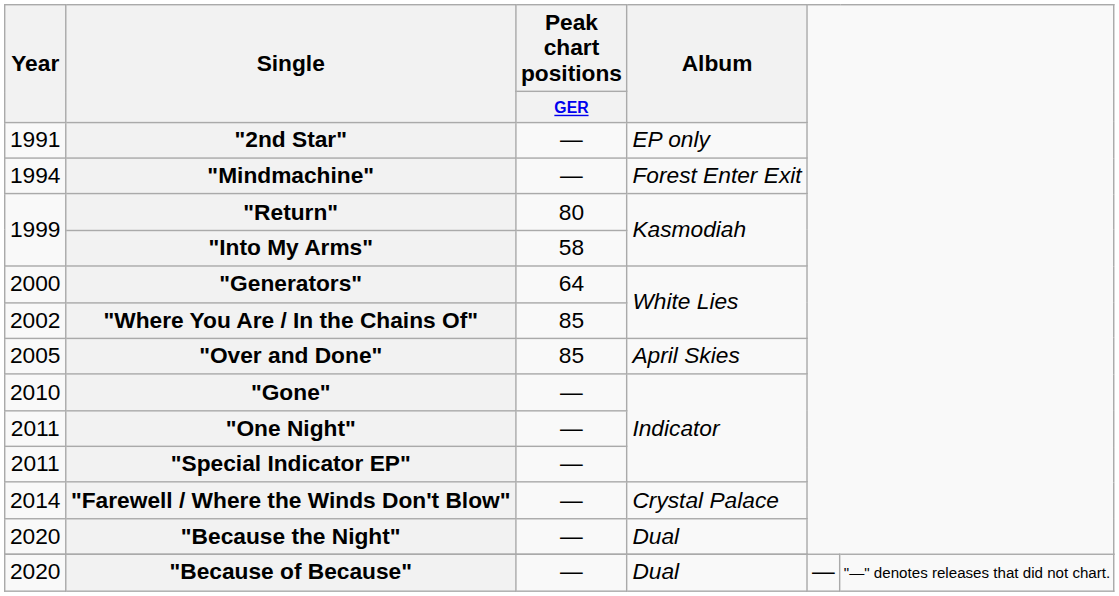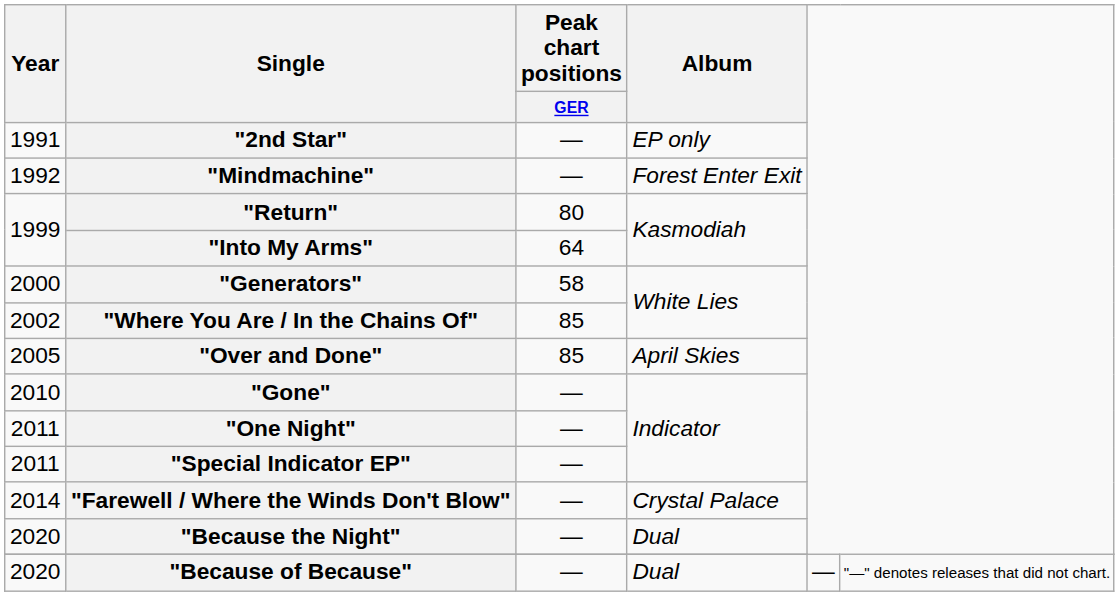(35, 175) 1994 -> (35, 175) 1992
(571, 248) 58 -> (571, 248) 64
(571, 284) 64 -> (571, 284) 58
